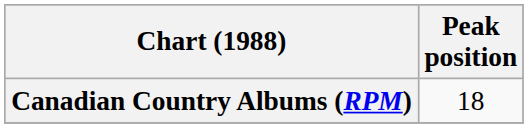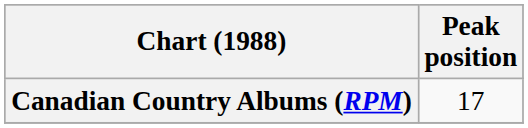(471, 100) 18 -> (471, 100) 17
